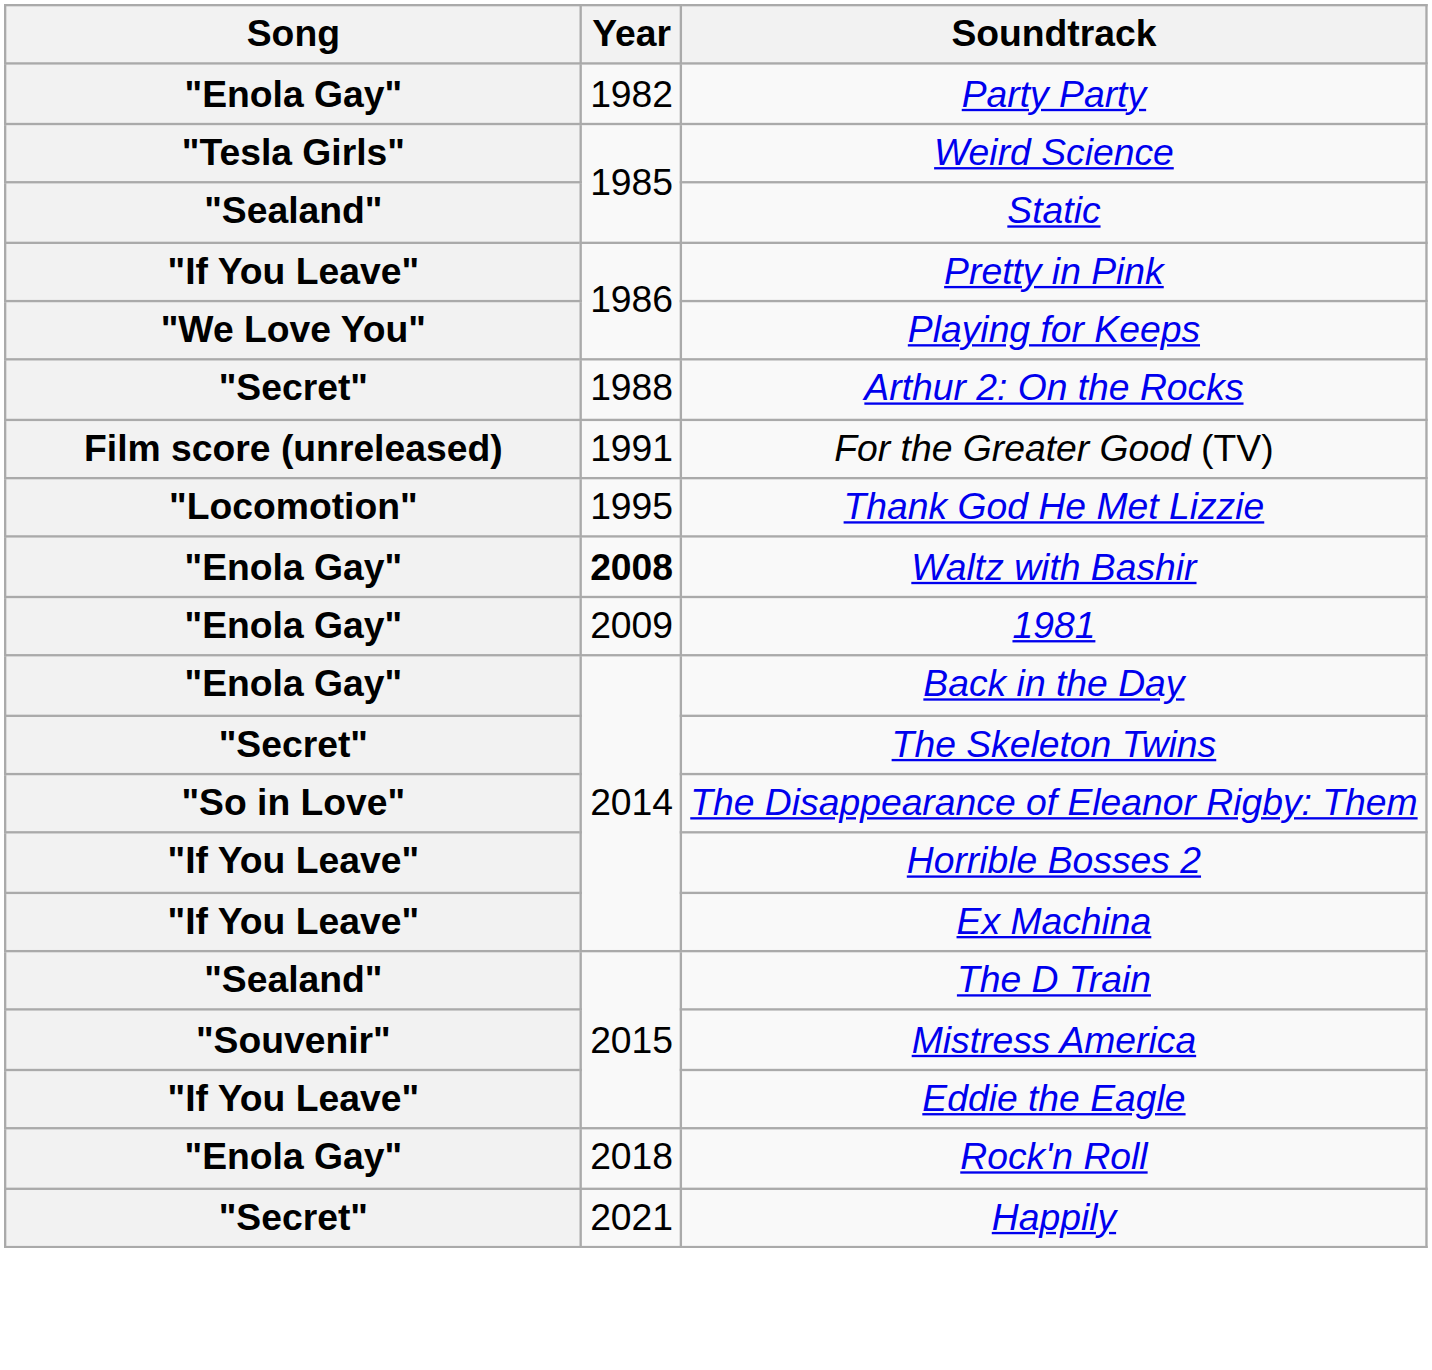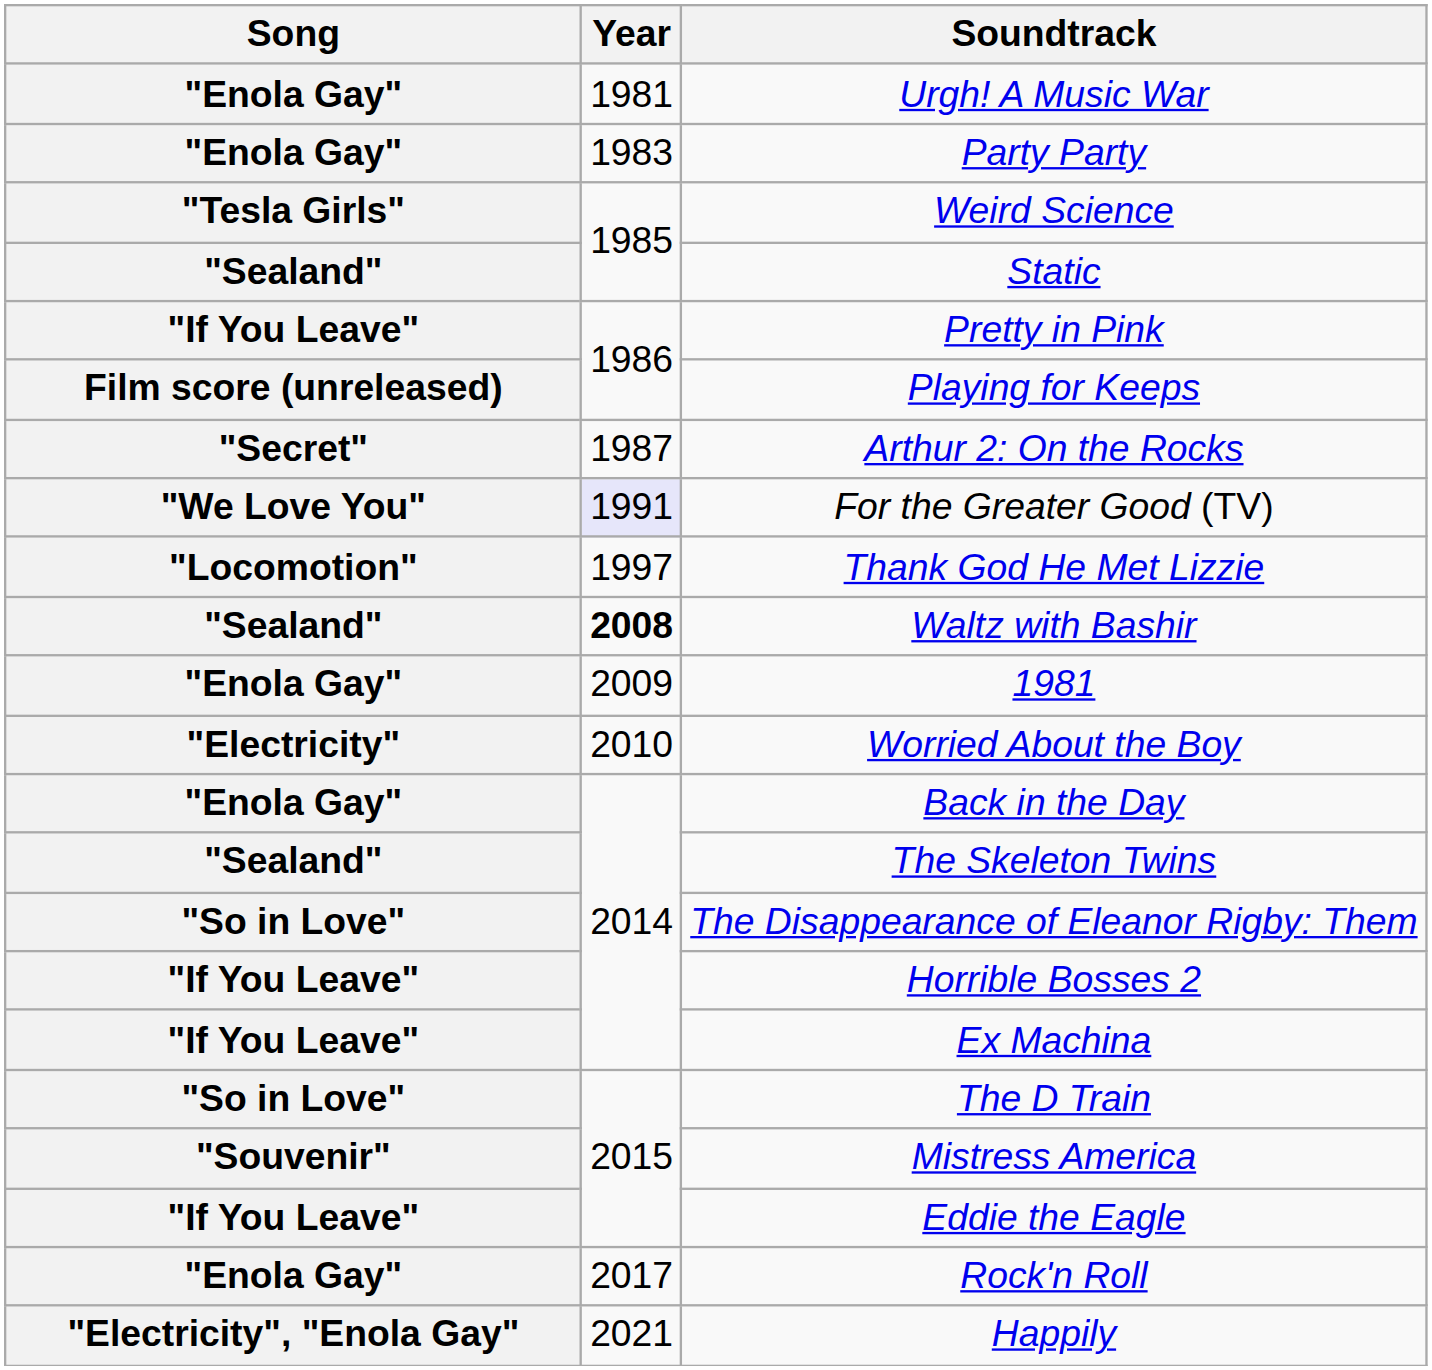+ row: (1054, 93)
(632, 93) 1982 -> (632, 152) 1983
(293, 329) "We Love You" -> (293, 388) Film score (unreleased)
(632, 388) 1988 -> (632, 447) 1987
(293, 447) Film score (unreleased) -> (293, 507) "We Love You"
(632, 447) no background -> (632, 507) lavender background
(632, 507) 1995 -> (632, 566) 1997
(293, 566) "Enola Gay" -> (293, 625) "Sealand"
+ row: (1054, 743)
(293, 743) "Secret" -> (293, 861) "Sealand"
(293, 980) "Sealand" -> (293, 1098) "So in Love"
(632, 1157) 2018 -> (632, 1275) 2017
(293, 1216) "Secret" -> (293, 1334) "Electricity", "Enola Gay"
